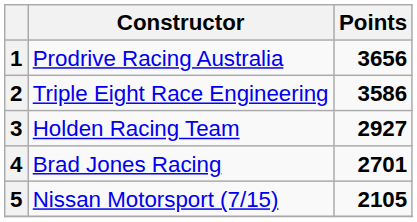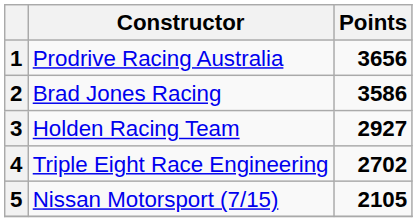(181, 93) Triple Eight Race Engineering -> (127, 93) Brad Jones Racing
(127, 164) Brad Jones Racing -> (181, 164) Triple Eight Race Engineering
(382, 164) 2701 -> (382, 164) 2702
